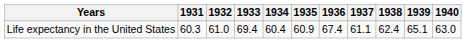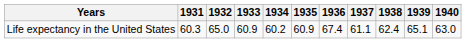(219, 29) 61.0 -> (219, 29) 65.0
(247, 29) 69.4 -> (247, 29) 60.9
(275, 29) 60.4 -> (275, 29) 60.2
